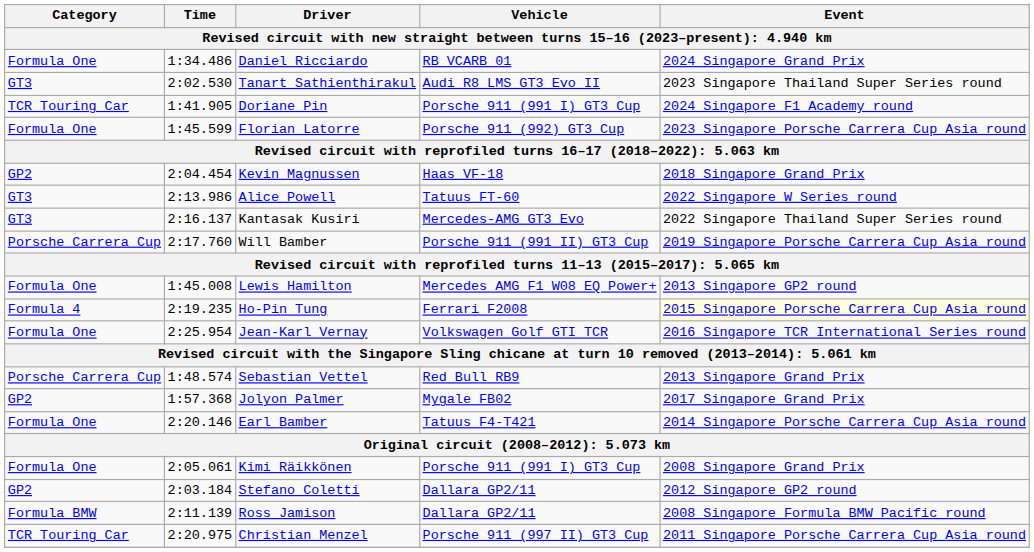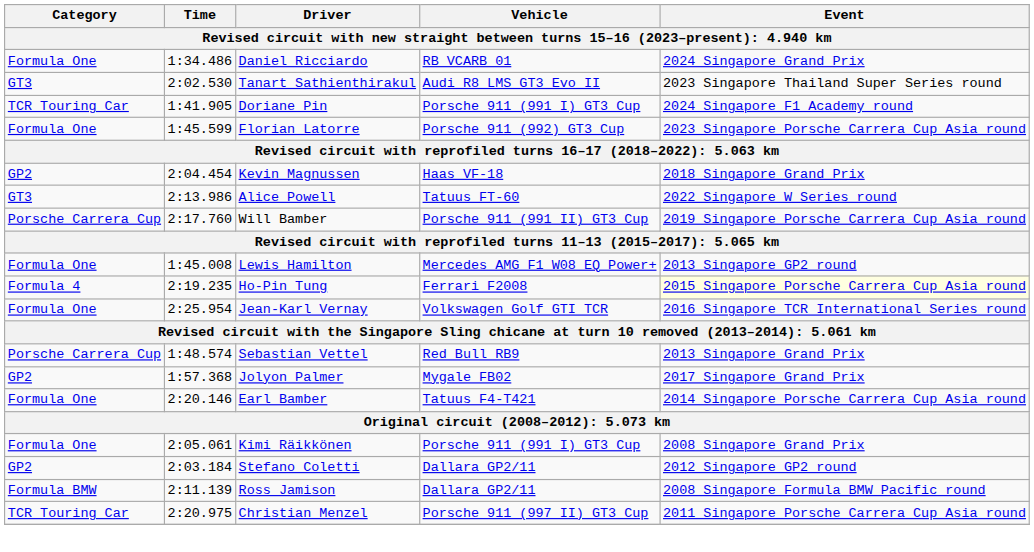- row: (299, 219)
